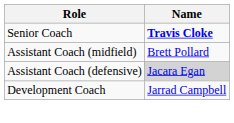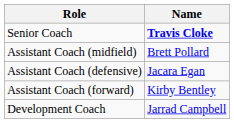(176, 71) lightgrey background -> (176, 71) no background
+ row: (70, 90)
